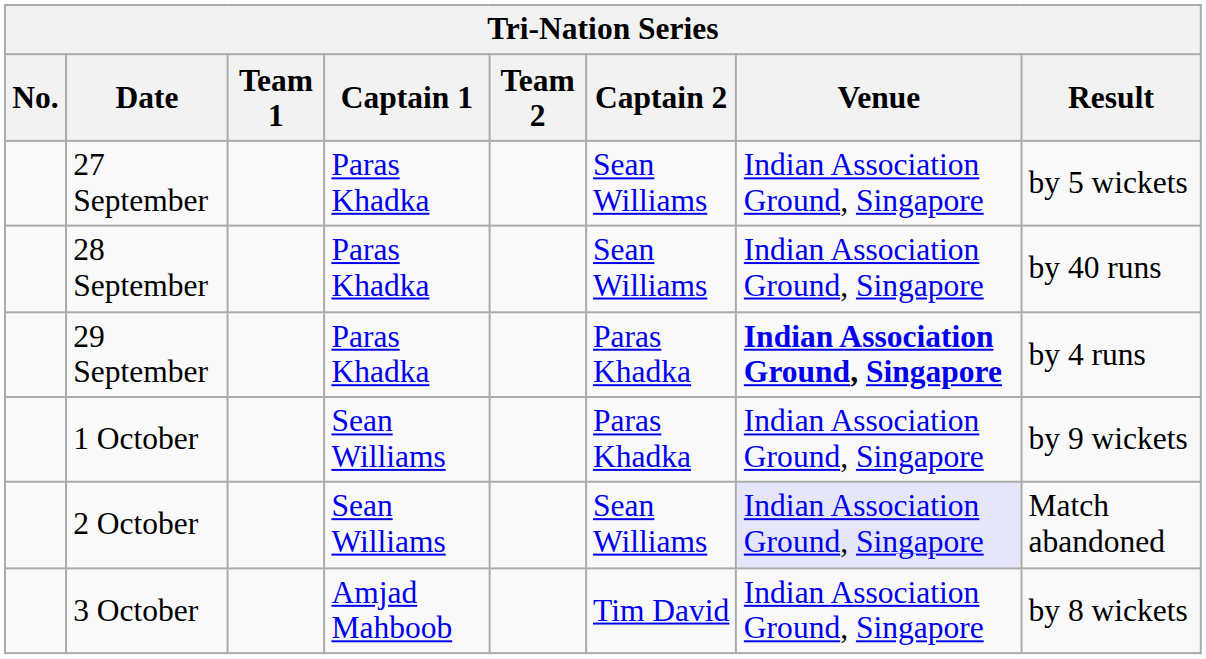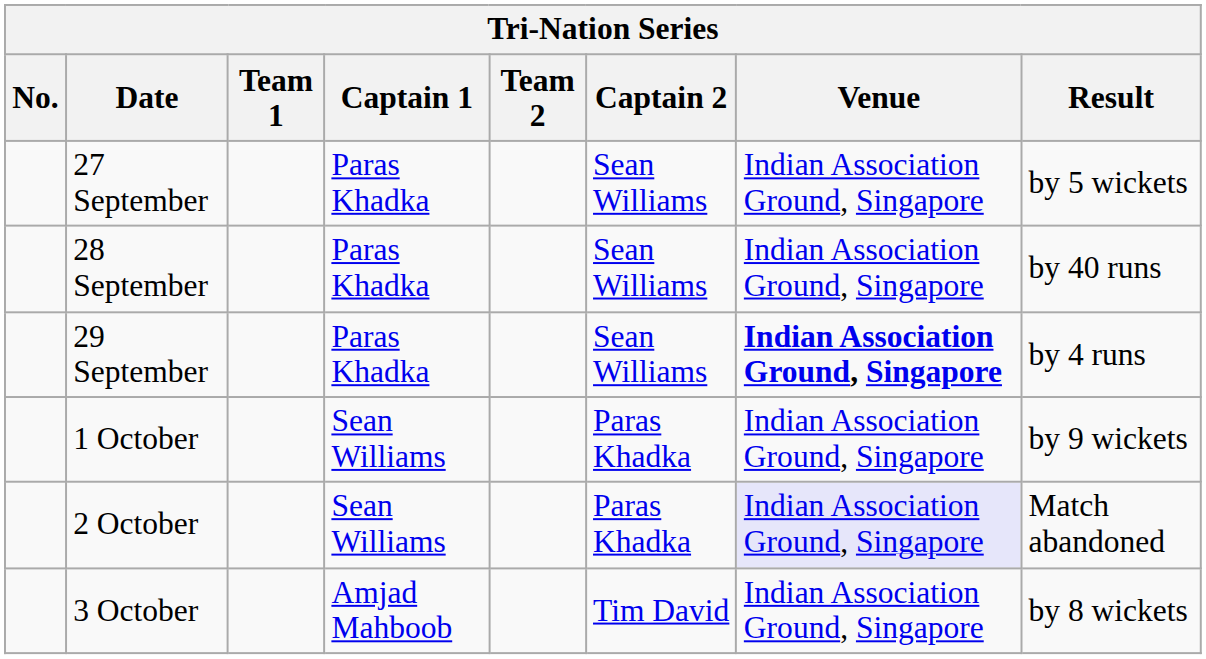(642, 353) Paras Khadka -> (650, 353) Sean Williams
(650, 524) Sean Williams -> (642, 524) Paras Khadka
